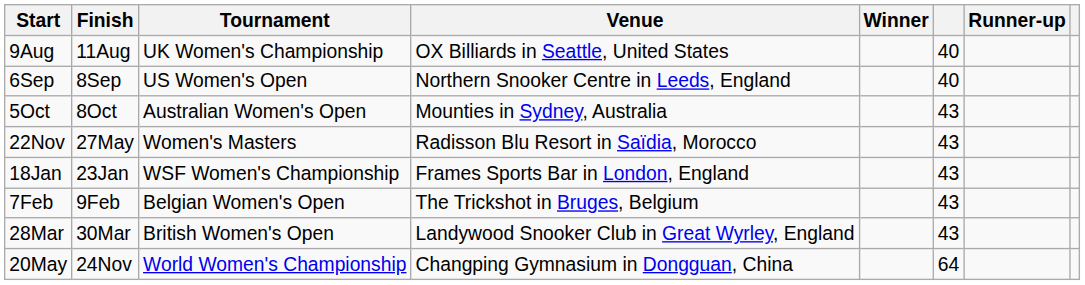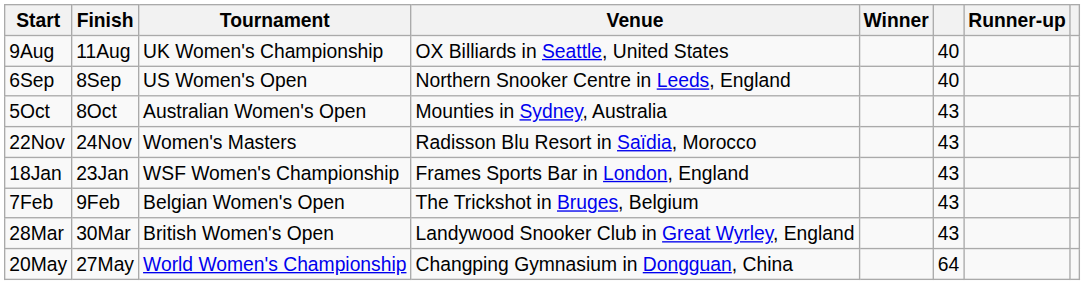(105, 142) 27May -> (104, 142) 24Nov
(104, 264) 24Nov -> (105, 264) 27May
